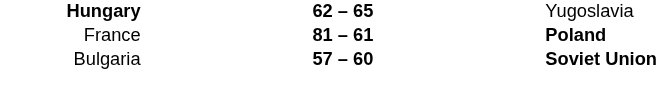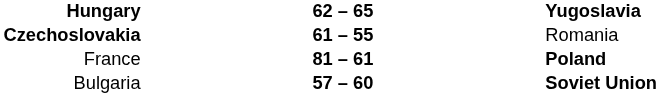(590, 11) normal -> (593, 11) bold
+ row: (72, 35)
